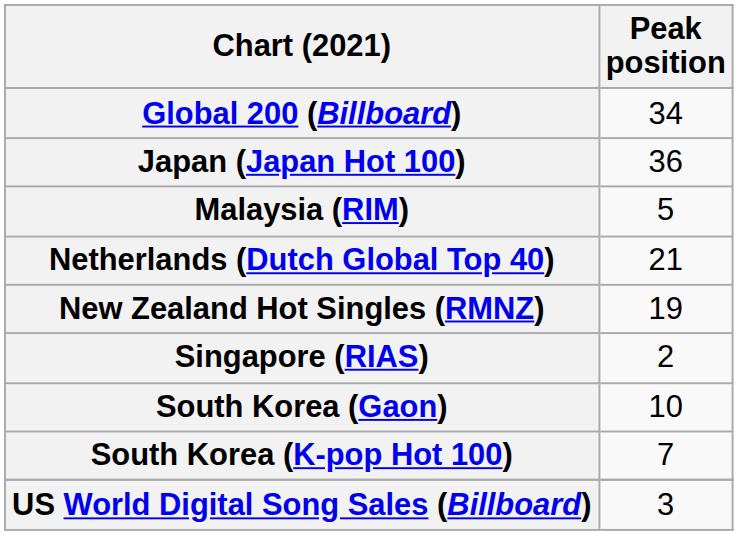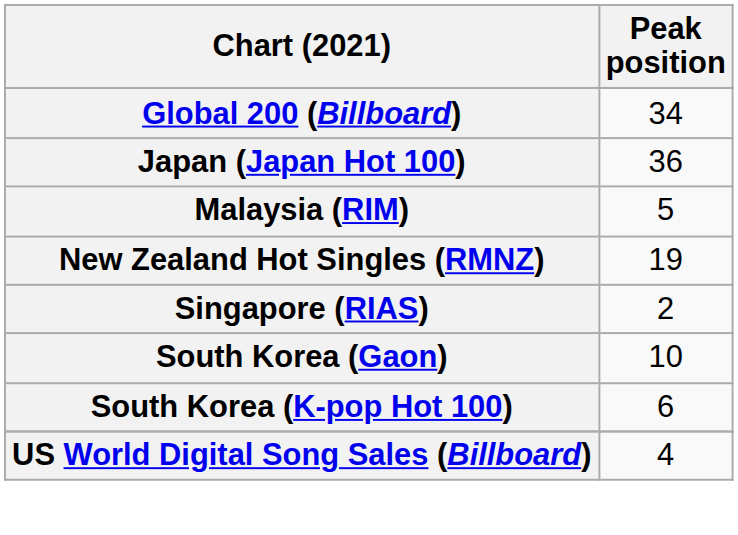- row: (302, 259)
(666, 455) 7 -> (666, 406) 6
(666, 504) 3 -> (666, 455) 4
